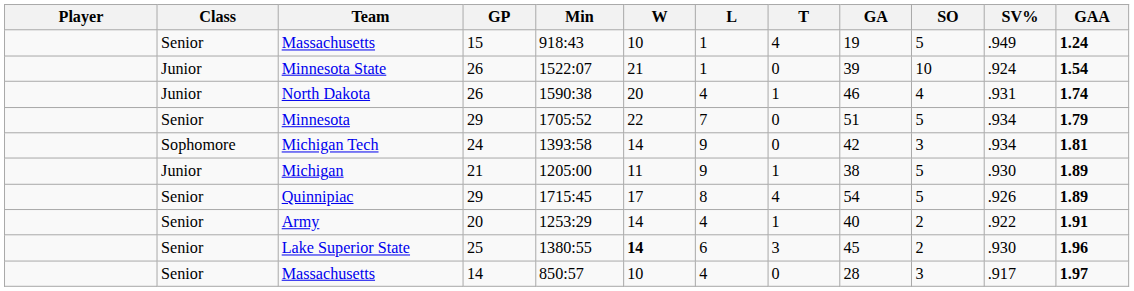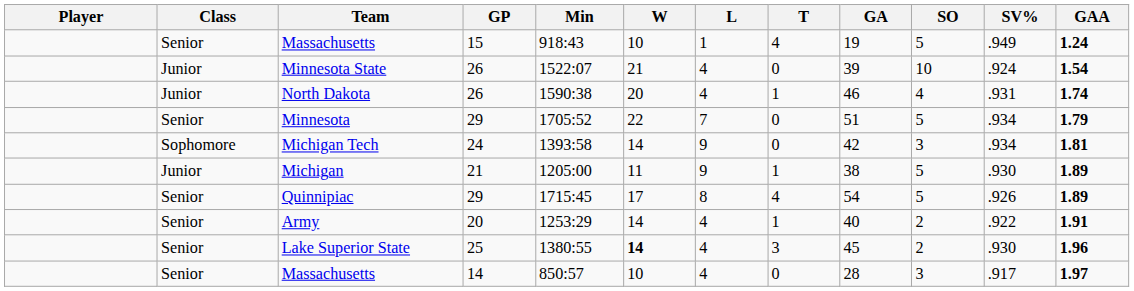(703, 68) 1 -> (703, 68) 4
(703, 247) 6 -> (703, 247) 4
